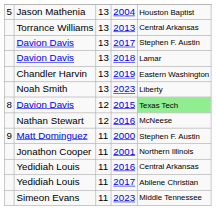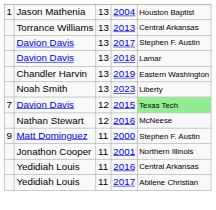(9, 12) 5 -> (9, 12) 1
(9, 105) 8 -> (9, 105) 7
- row: (48, 197)
